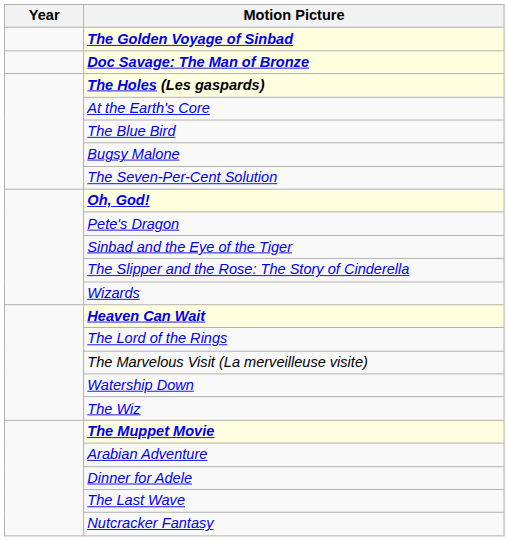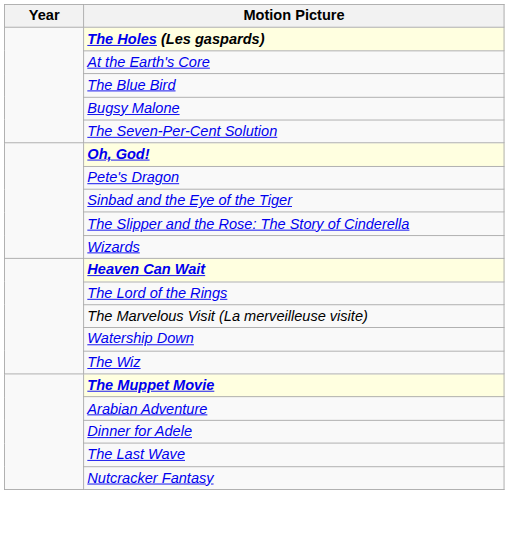- row: (190, 39)
- row: (198, 62)
